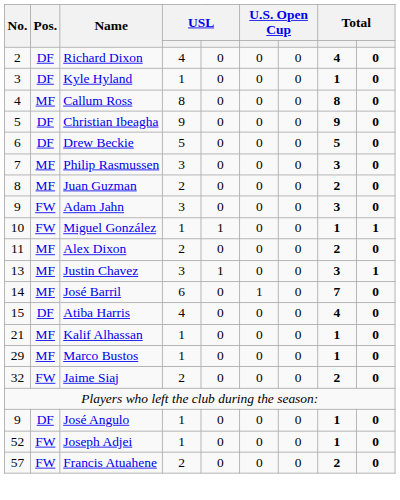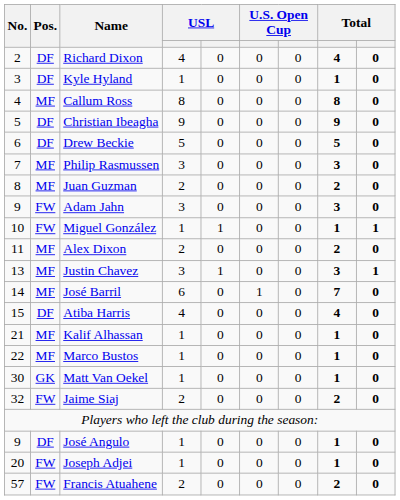(17, 356) 29 -> (17, 356) 22
+ row: (106, 377)
(17, 441) 52 -> (17, 462) 20
